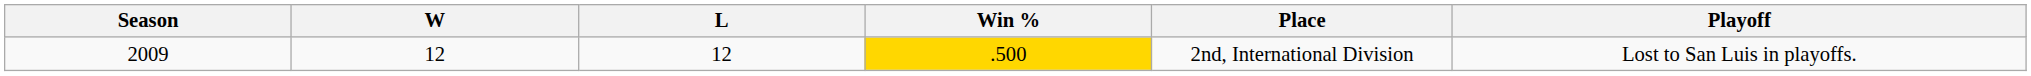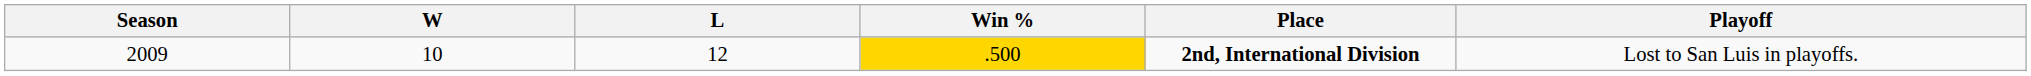(435, 53) 12 -> (432, 53) 10
(1302, 53) normal -> (1300, 53) bold
